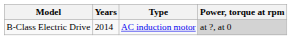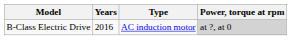(104, 27) 2014 -> (104, 27) 2016
